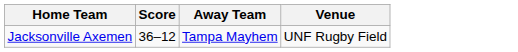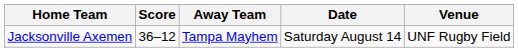+ column: (343, 15)
